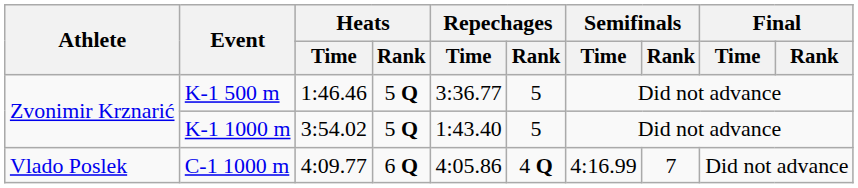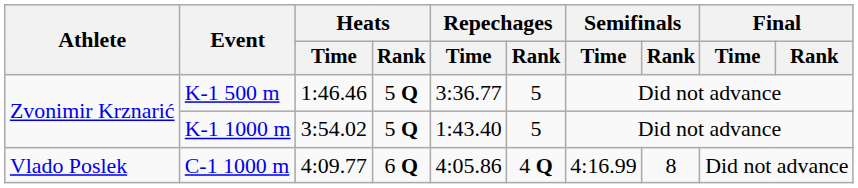(671, 165) 7 -> (671, 165) 8
